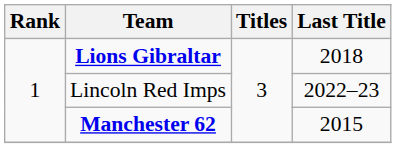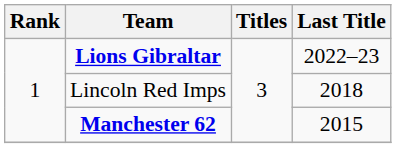(341, 55) 2018 -> (341, 55) 2022–23
(341, 90) 2022–23 -> (341, 90) 2018
